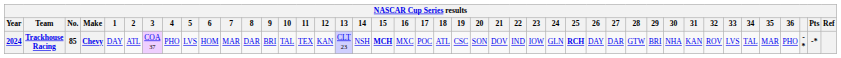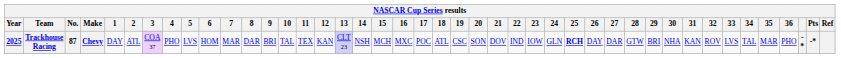(14, 42) 2024 -> (14, 42) 2025
(73, 42) 85 -> (73, 42) 87
(383, 42) bold -> (382, 42) normal
